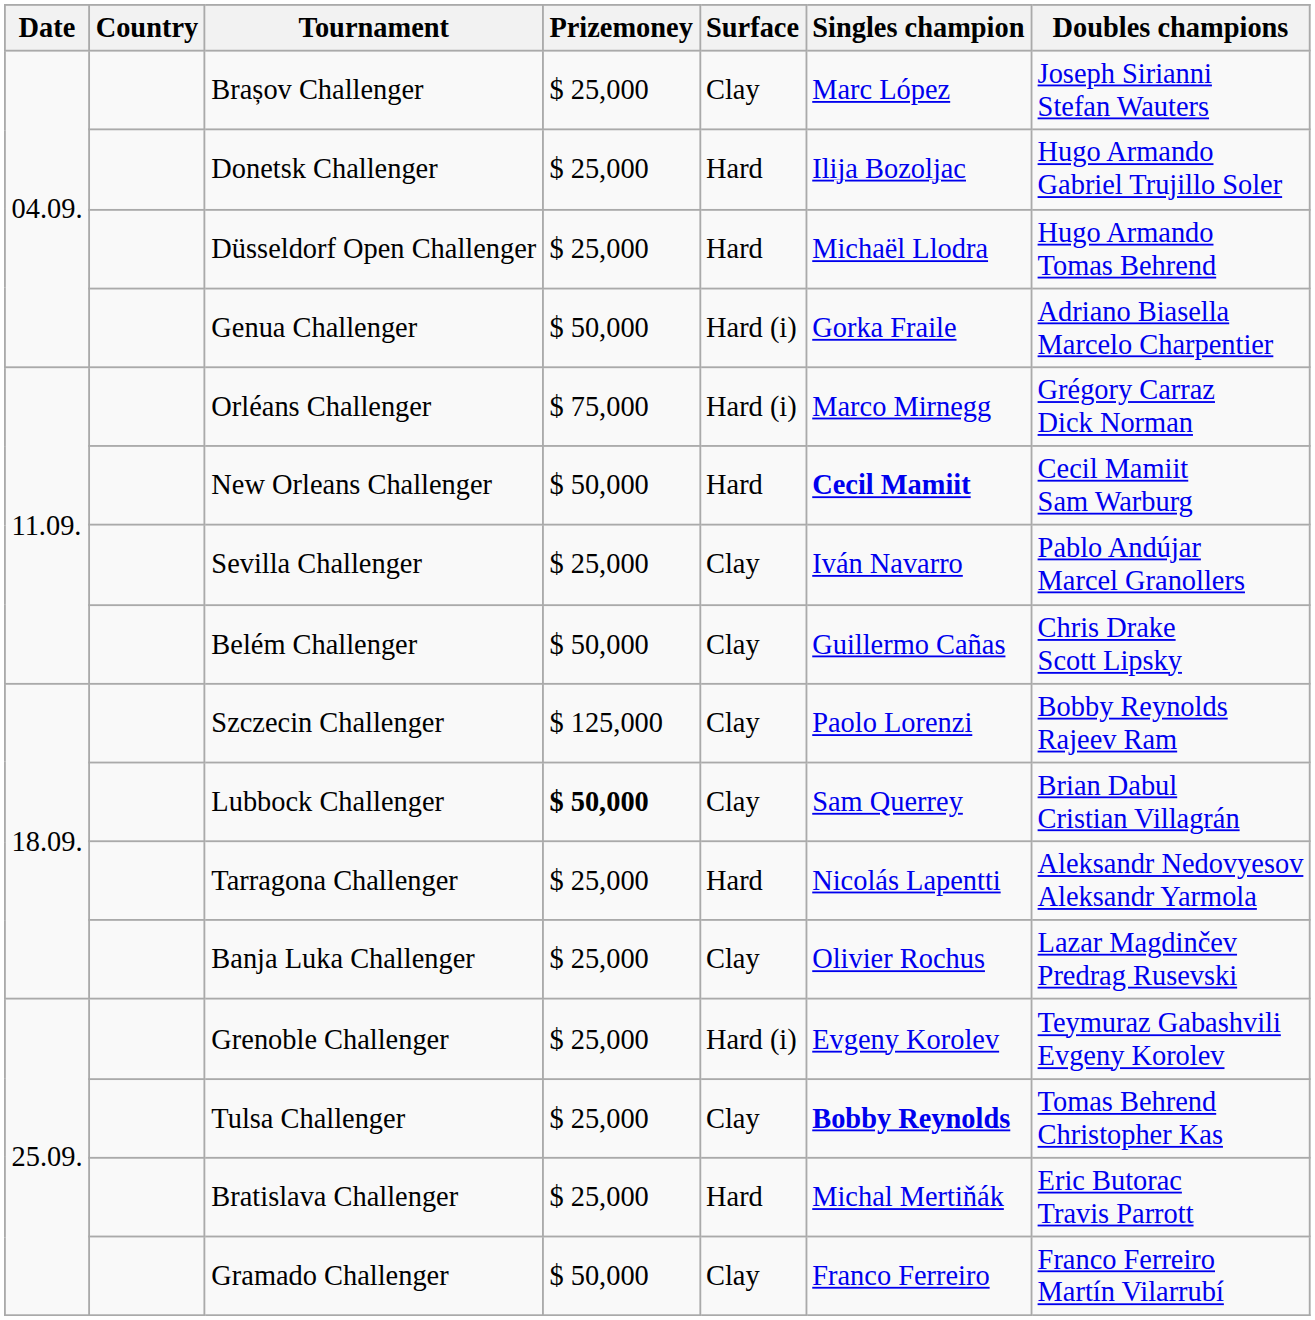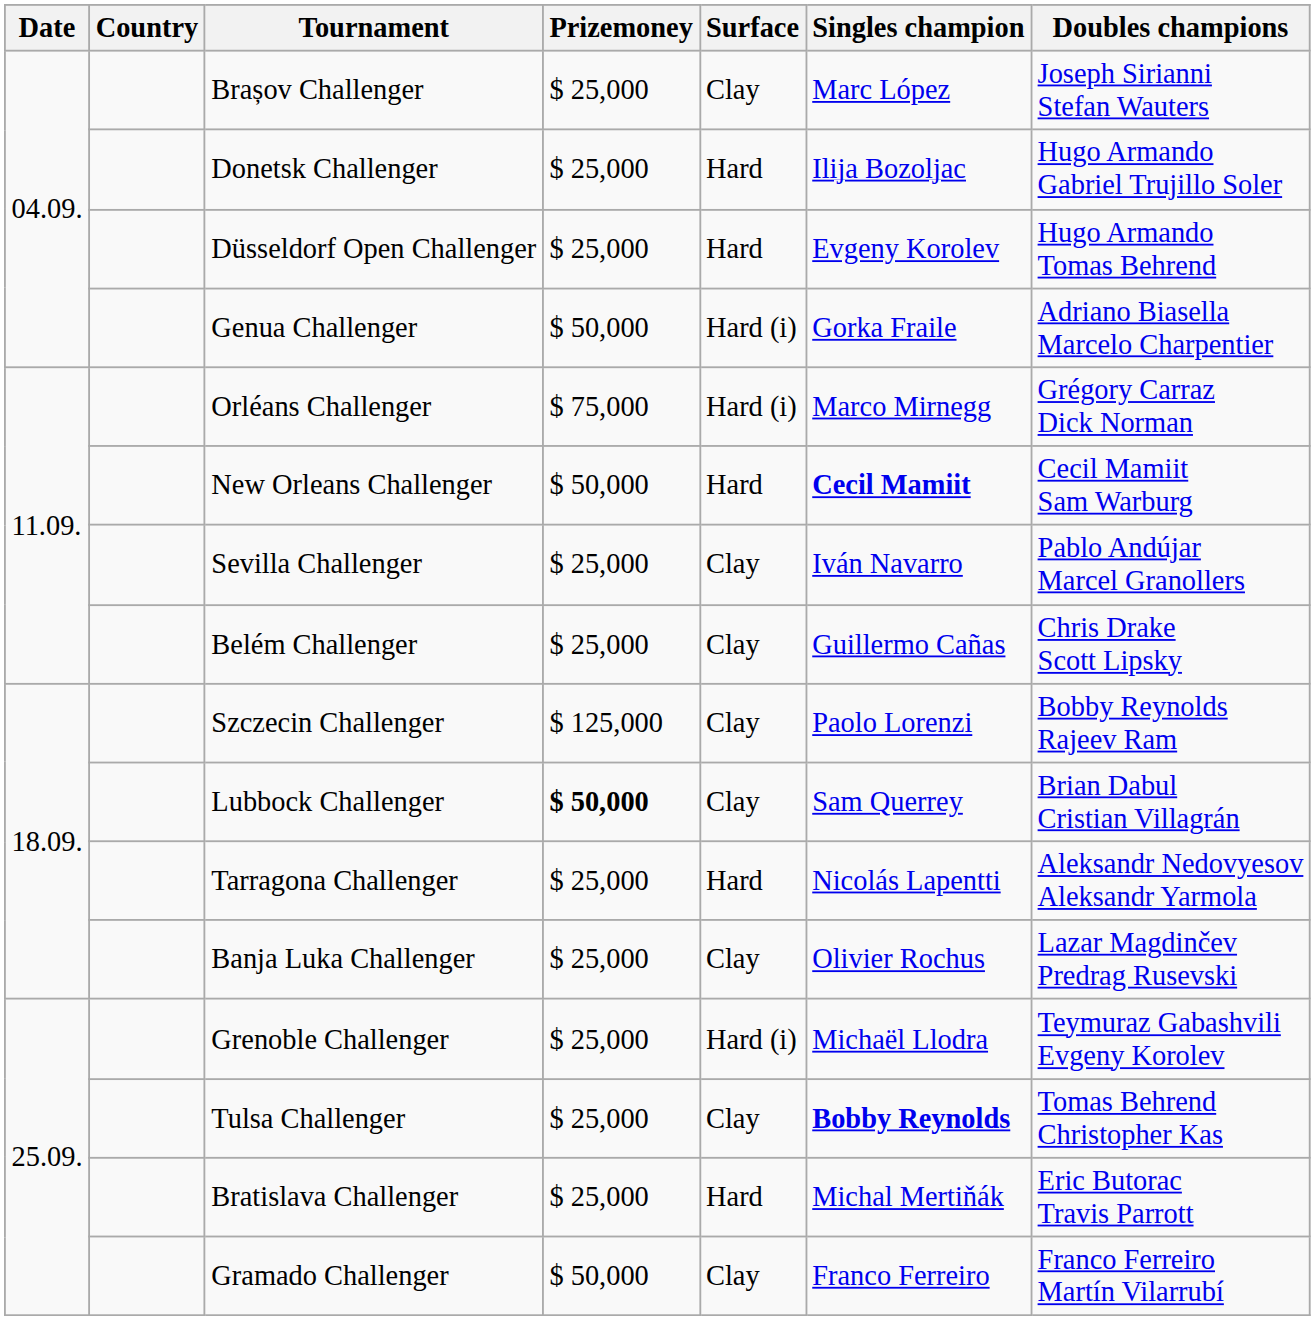(900, 247) Michaël Llodra -> (906, 247) Evgeny Korolev
(599, 642) $ 50,000 -> (599, 642) $ 25,000
(906, 1038) Evgeny Korolev -> (900, 1038) Michaël Llodra
